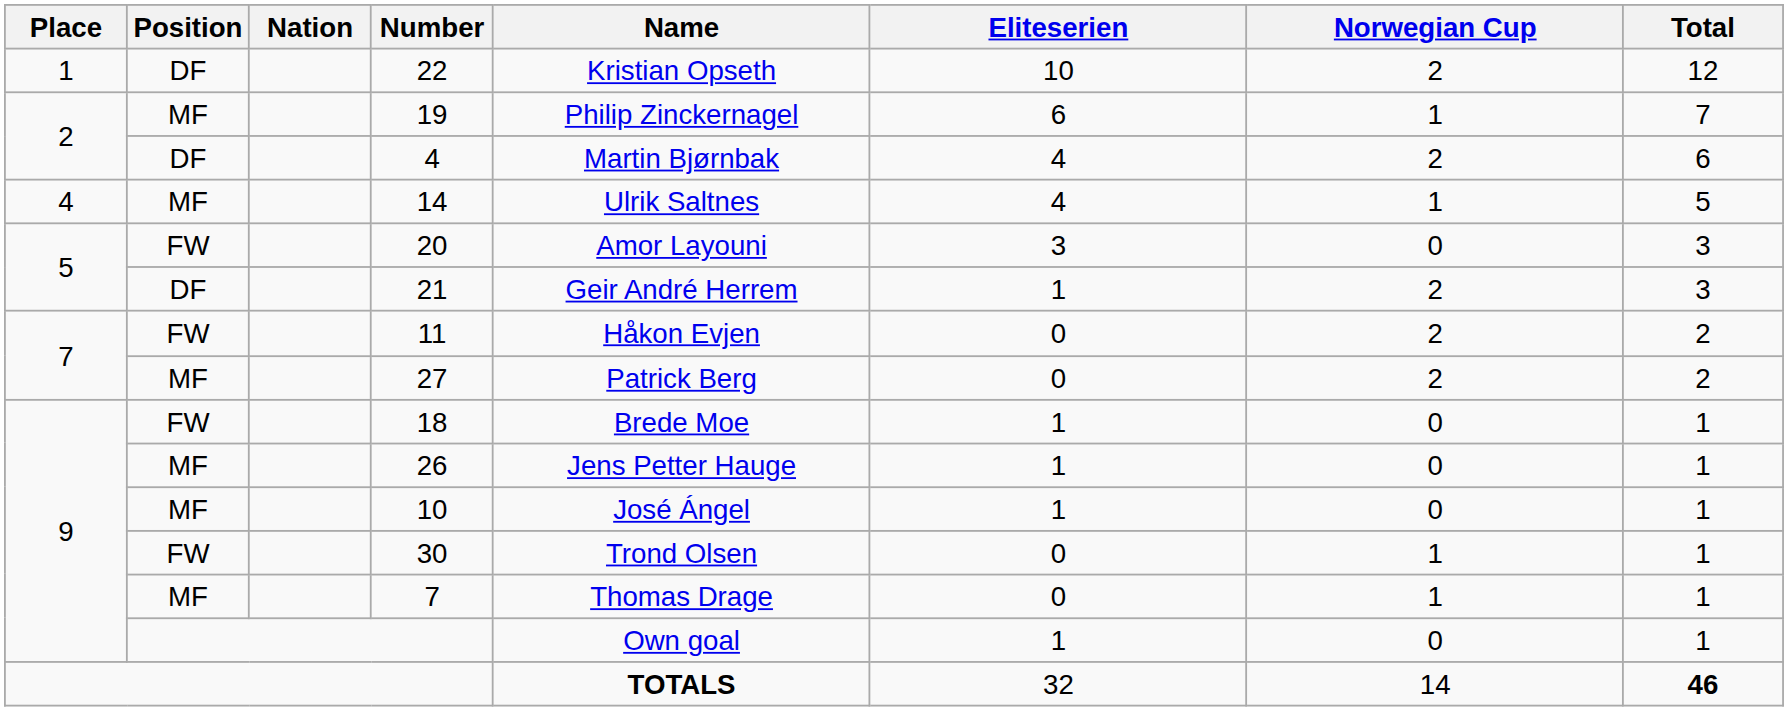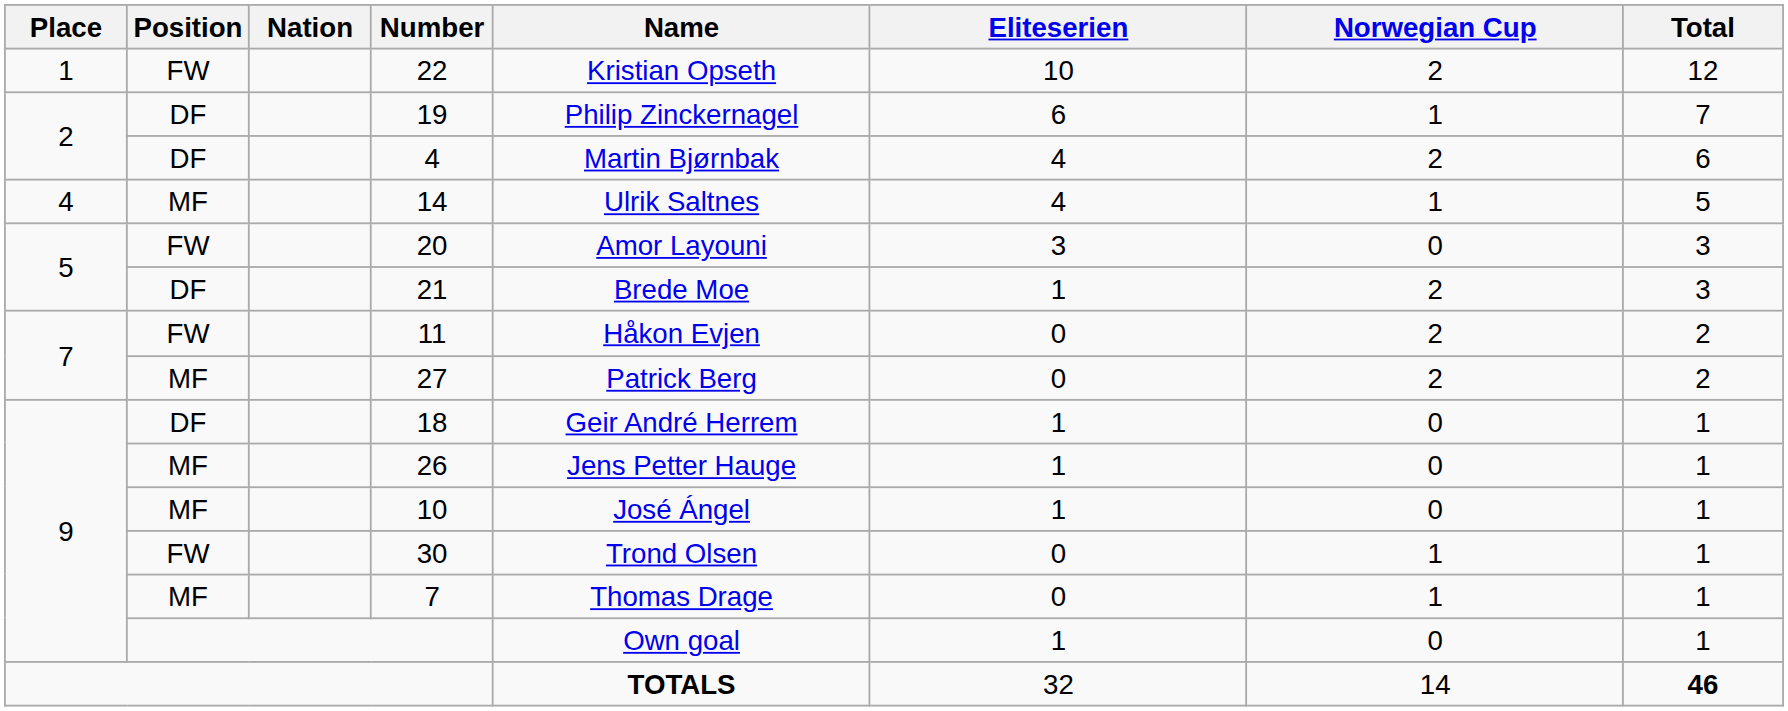(188, 71) DF -> (188, 71) FW
(188, 115) MF -> (188, 115) DF
(682, 290) Geir André Herrem -> (682, 290) Brede Moe
(188, 421) FW -> (188, 421) DF
(682, 421) Brede Moe -> (682, 421) Geir André Herrem
